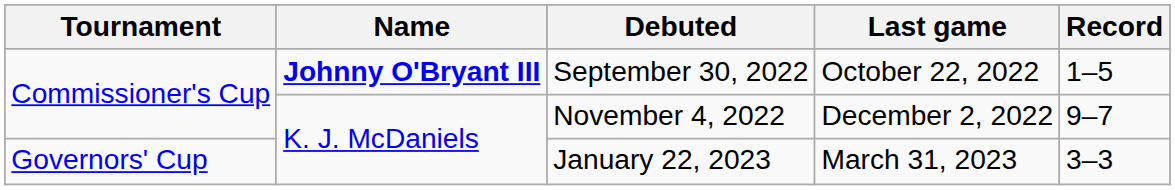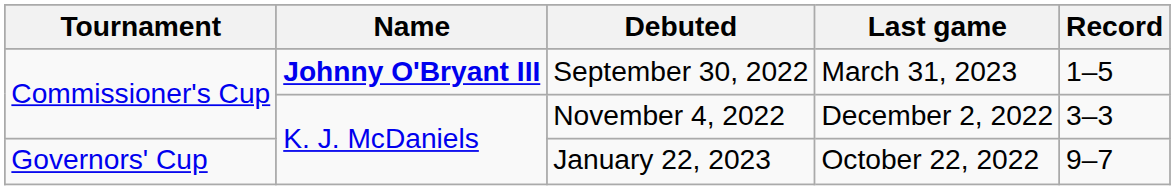(930, 71) October 22, 2022 -> (919, 71) March 31, 2023
(1090, 116) 9–7 -> (1090, 116) 3–3
(919, 160) March 31, 2023 -> (930, 160) October 22, 2022
(1090, 160) 3–3 -> (1090, 160) 9–7
